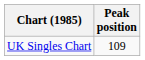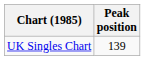(117, 45) 109 -> (117, 45) 139
